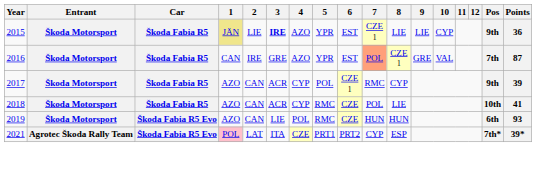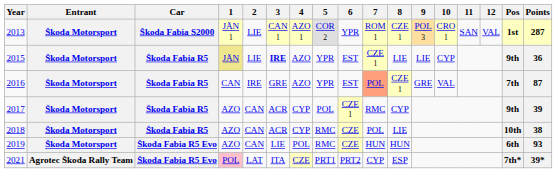+ row: (16, 32)
(518, 103) 41 -> (538, 129) 38
